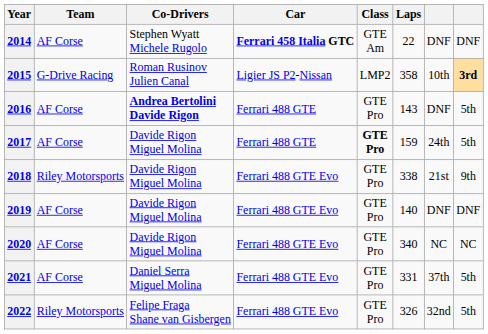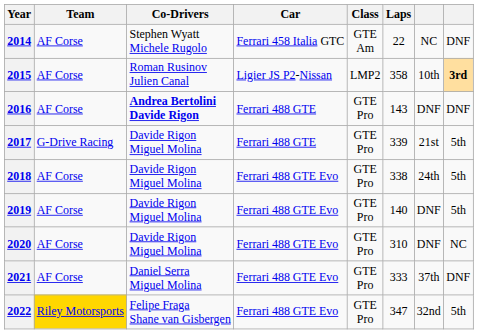(295, 41) bold -> (290, 41) normal
(439, 41) DNF -> (429, 41) NC
(75, 75) G-Drive Racing -> (60, 75) AF Corse
(468, 109) 5th -> (458, 109) DNF
(60, 142) AF Corse -> (75, 142) G-Drive Racing
(375, 142) bold -> (365, 142) normal
(409, 142) 159 -> (399, 142) 339
(439, 142) 24th -> (429, 142) 21st
(80, 176) Riley Motorsports -> (60, 176) AF Corse
(439, 176) 21st -> (429, 176) 24th
(468, 176) 9th -> (458, 176) 5th
(468, 210) DNF -> (458, 210) 5th
(409, 244) 340 -> (399, 244) 310
(439, 244) NC -> (429, 244) DNF
(409, 278) 331 -> (399, 278) 333
(468, 278) 5th -> (458, 278) DNF
(80, 312) no background -> (80, 312) gold background
(409, 312) 326 -> (399, 312) 347
